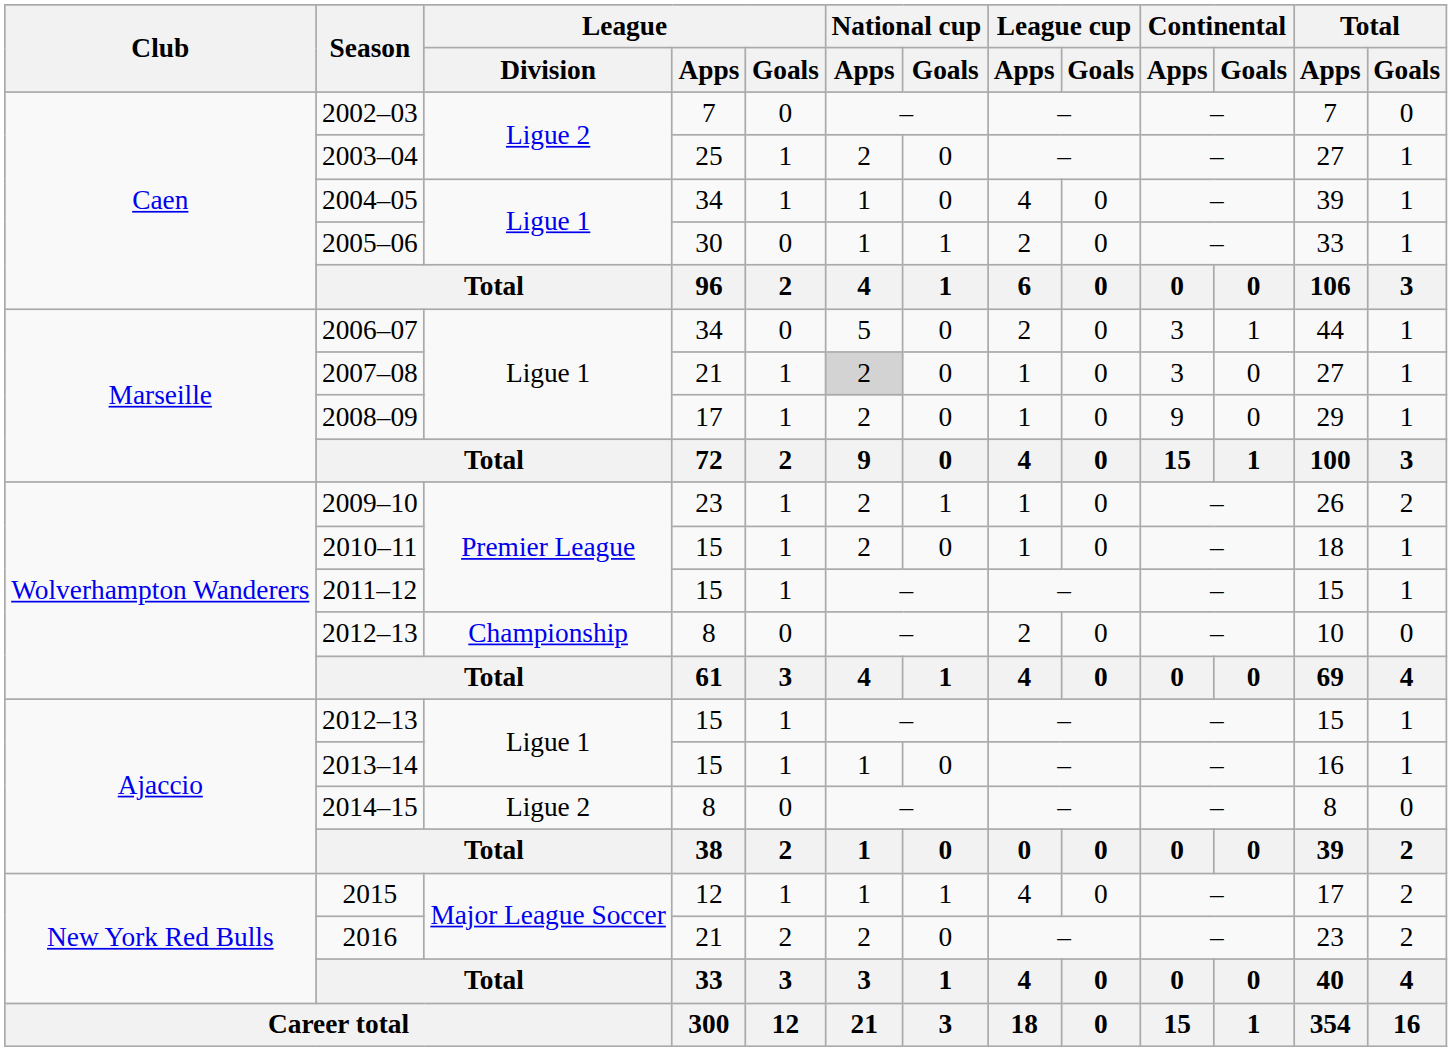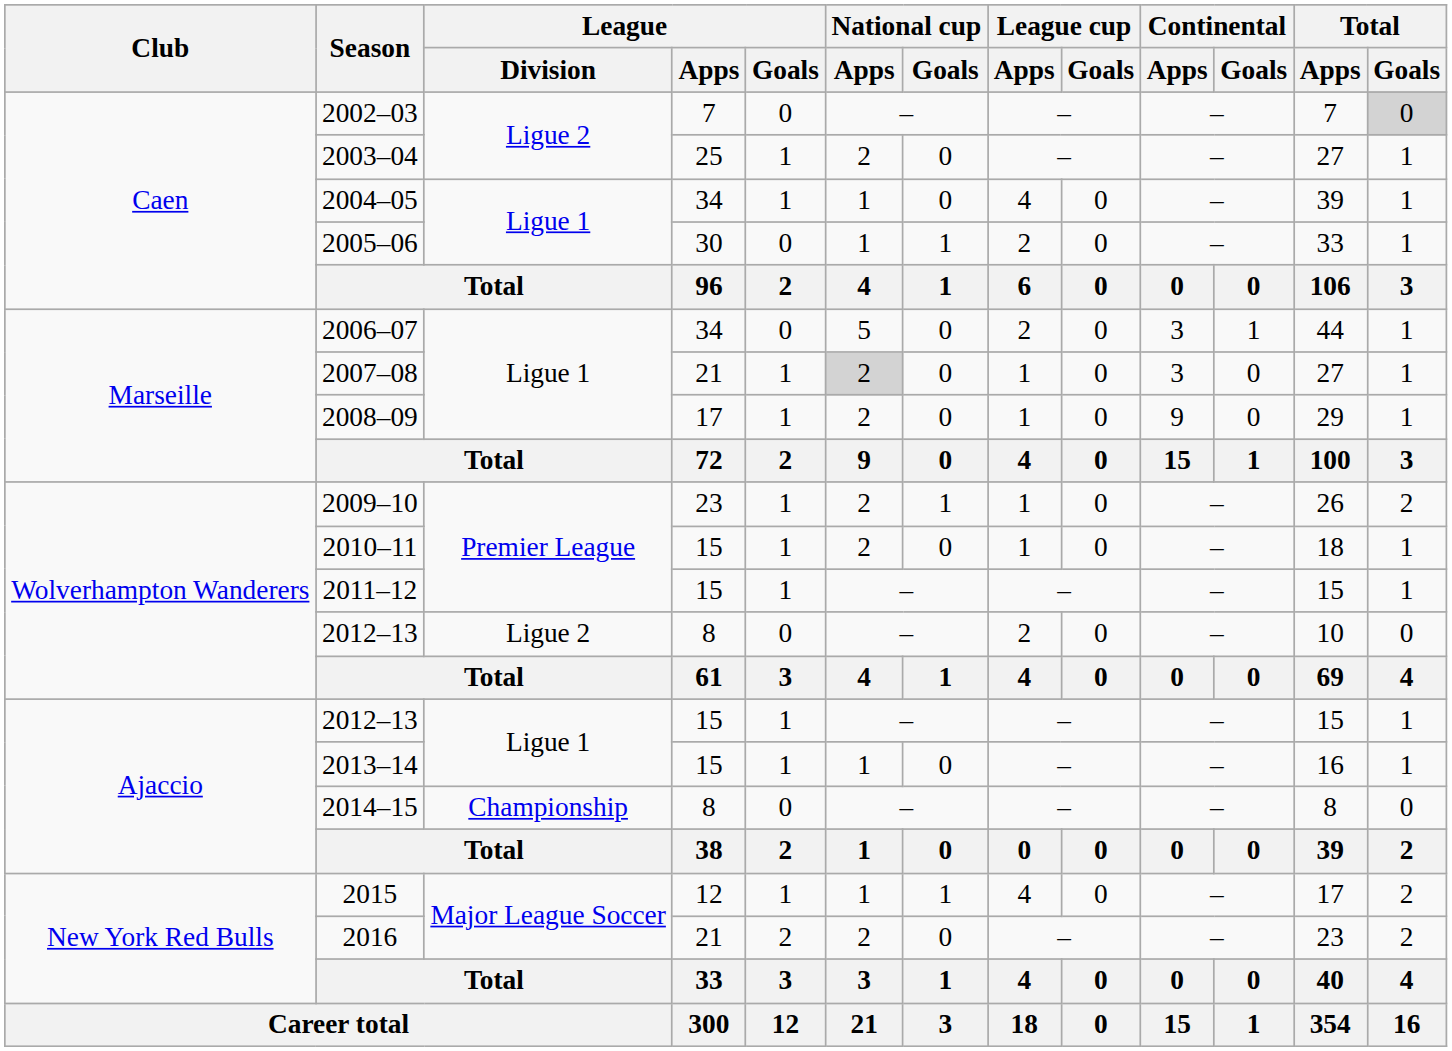(1407, 112) no background -> (1407, 112) lightgrey background
(548, 633) Championship -> (548, 633) Ligue 2
(548, 807) Ligue 2 -> (548, 807) Championship
